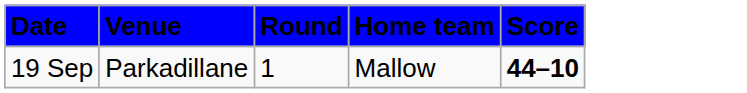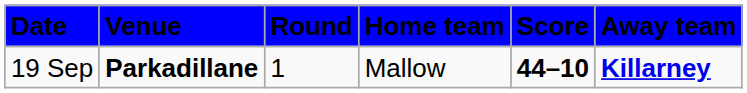+ column: (669, 25)
(177, 67) normal -> (182, 67) bold
